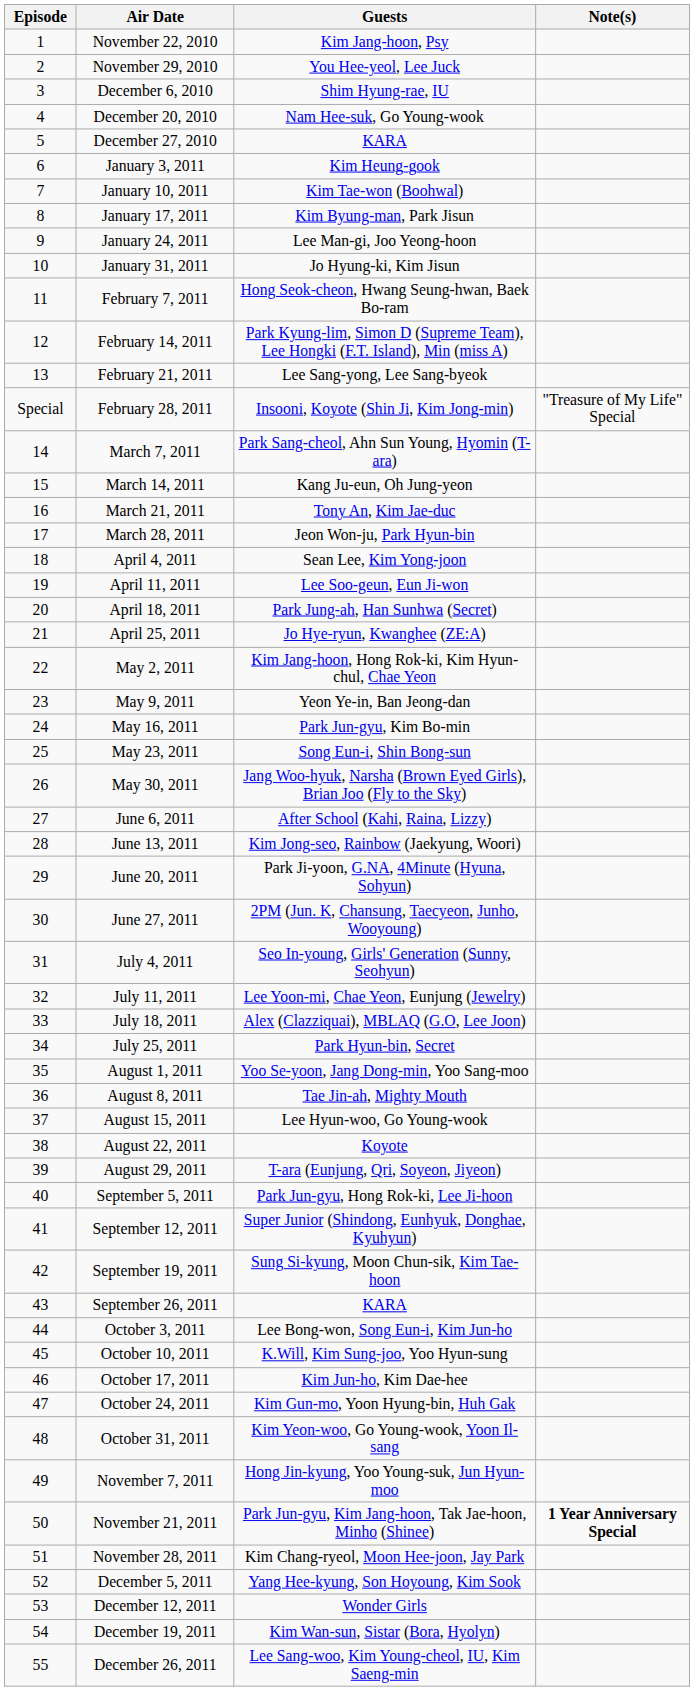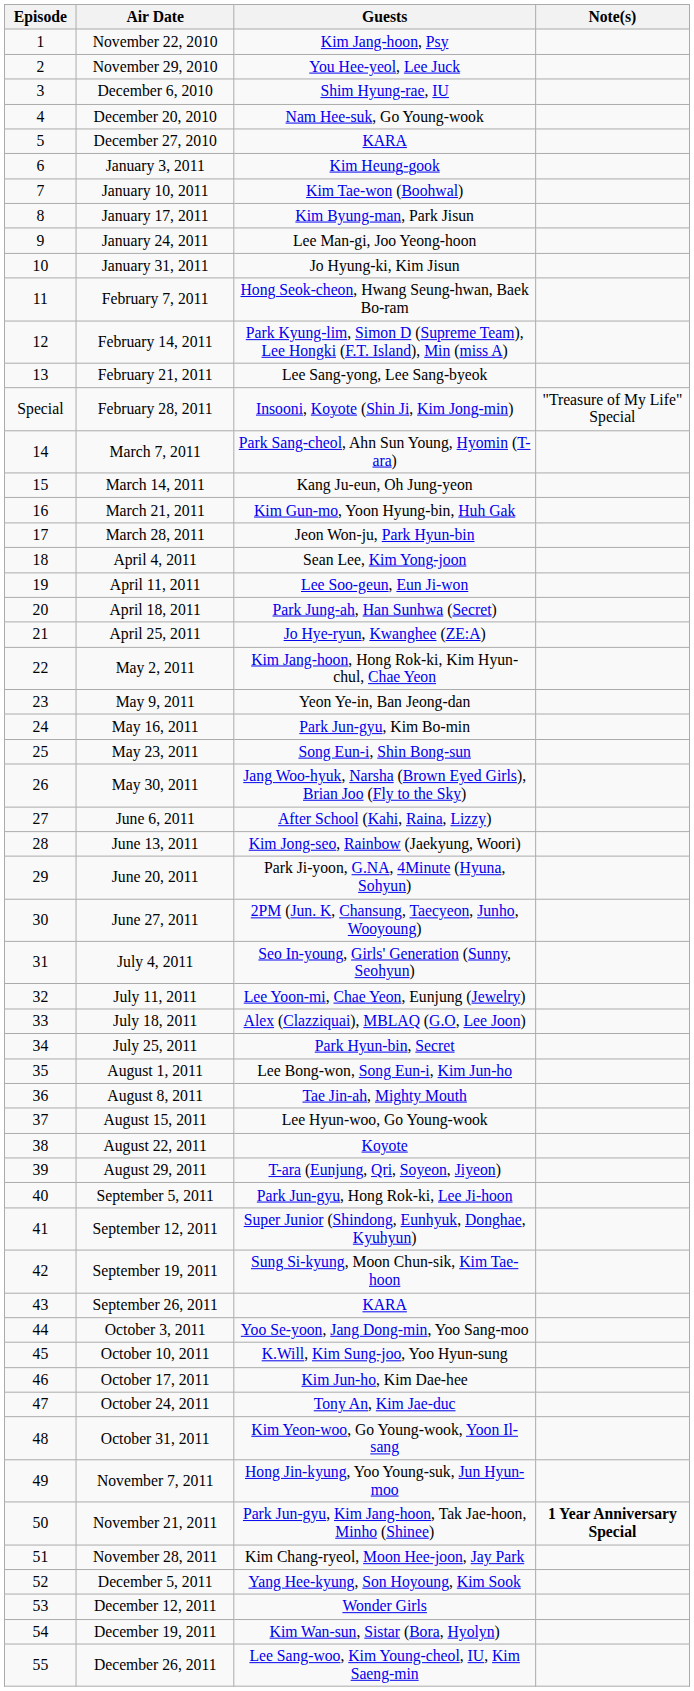(385, 510) Tony An, Kim Jae-duc -> (385, 510) Kim Gun-mo, Yoon Hyung-bin, Huh Gak
(385, 1070) Yoo Se-yoon, Jang Dong-min, Yoo Sang-moo -> (385, 1070) Lee Bong-won, Song Eun-i, Kim Jun-ho
(385, 1330) Lee Bong-won, Song Eun-i, Kim Jun-ho -> (385, 1330) Yoo Se-yoon, Jang Dong-min, Yoo Sang-moo
(385, 1404) Kim Gun-mo, Yoon Hyung-bin, Huh Gak -> (385, 1404) Tony An, Kim Jae-duc
